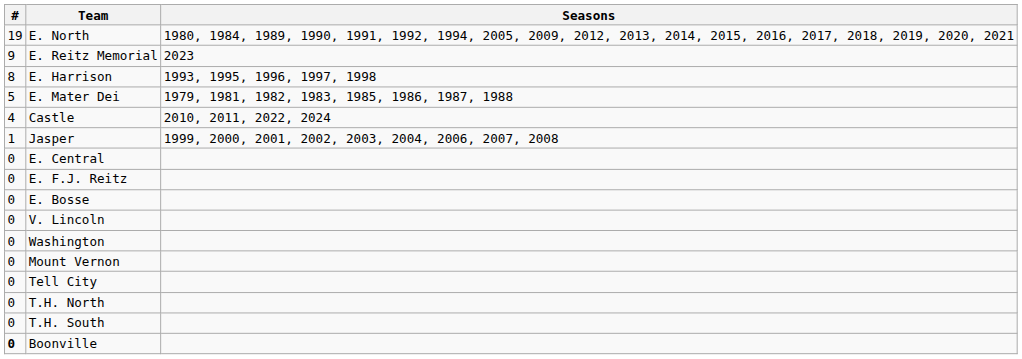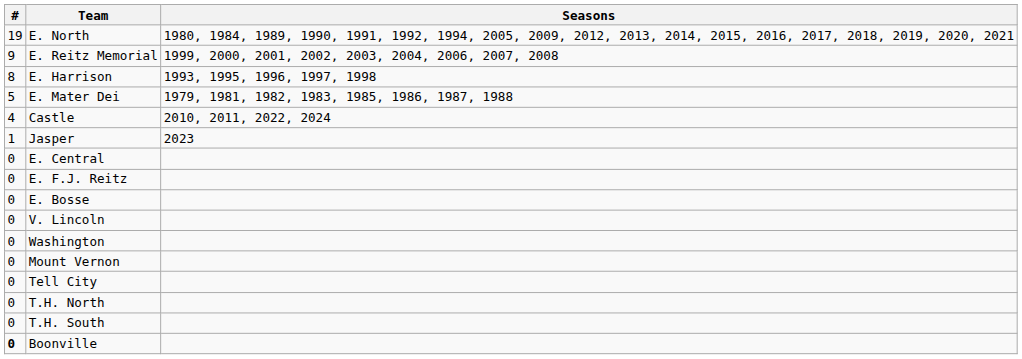(179, 56) 2023 -> (361, 56) 1999, 2000, 2001, 2002, 2003, 2004, 2006, 2007, 2008
(361, 138) 1999, 2000, 2001, 2002, 2003, 2004, 2006, 2007, 2008 -> (179, 138) 2023
